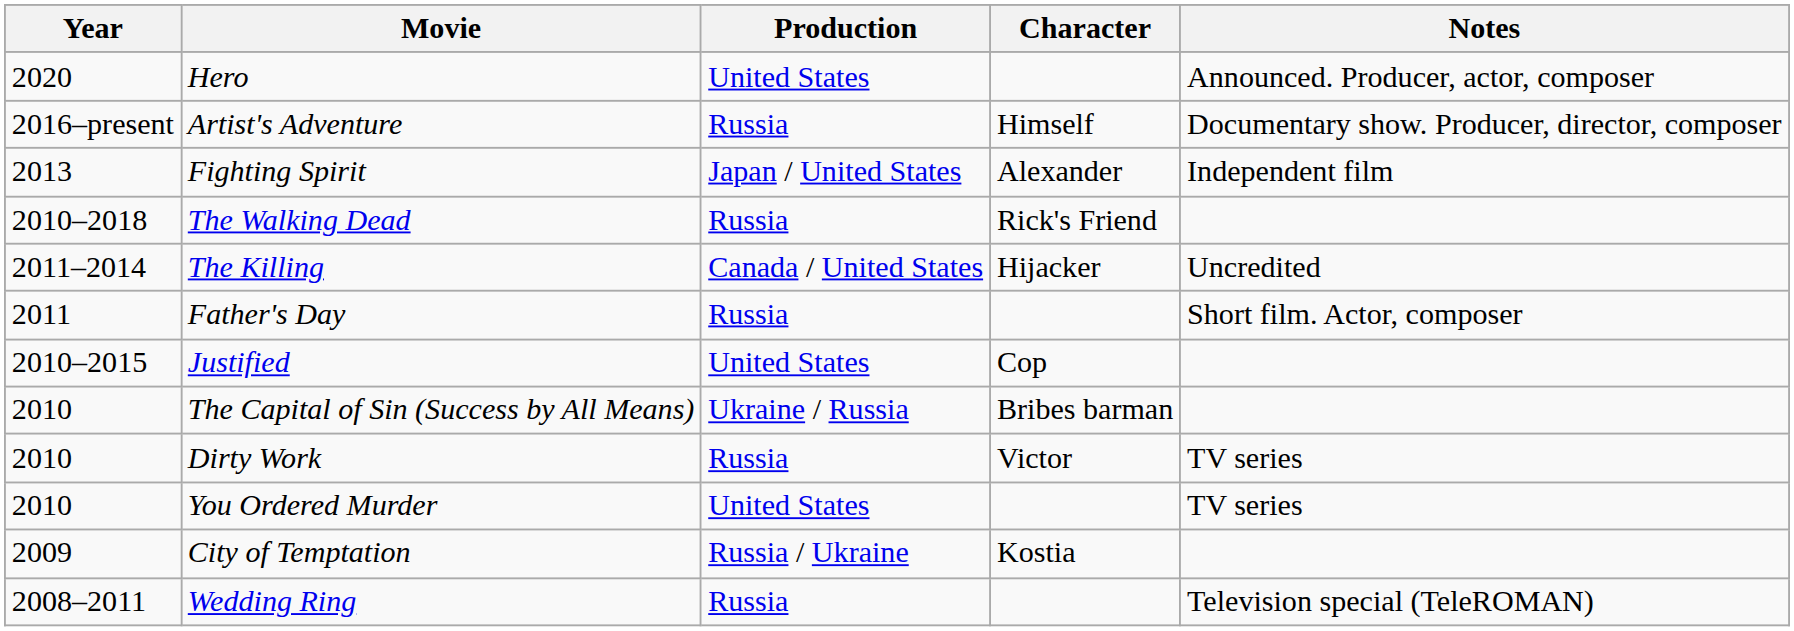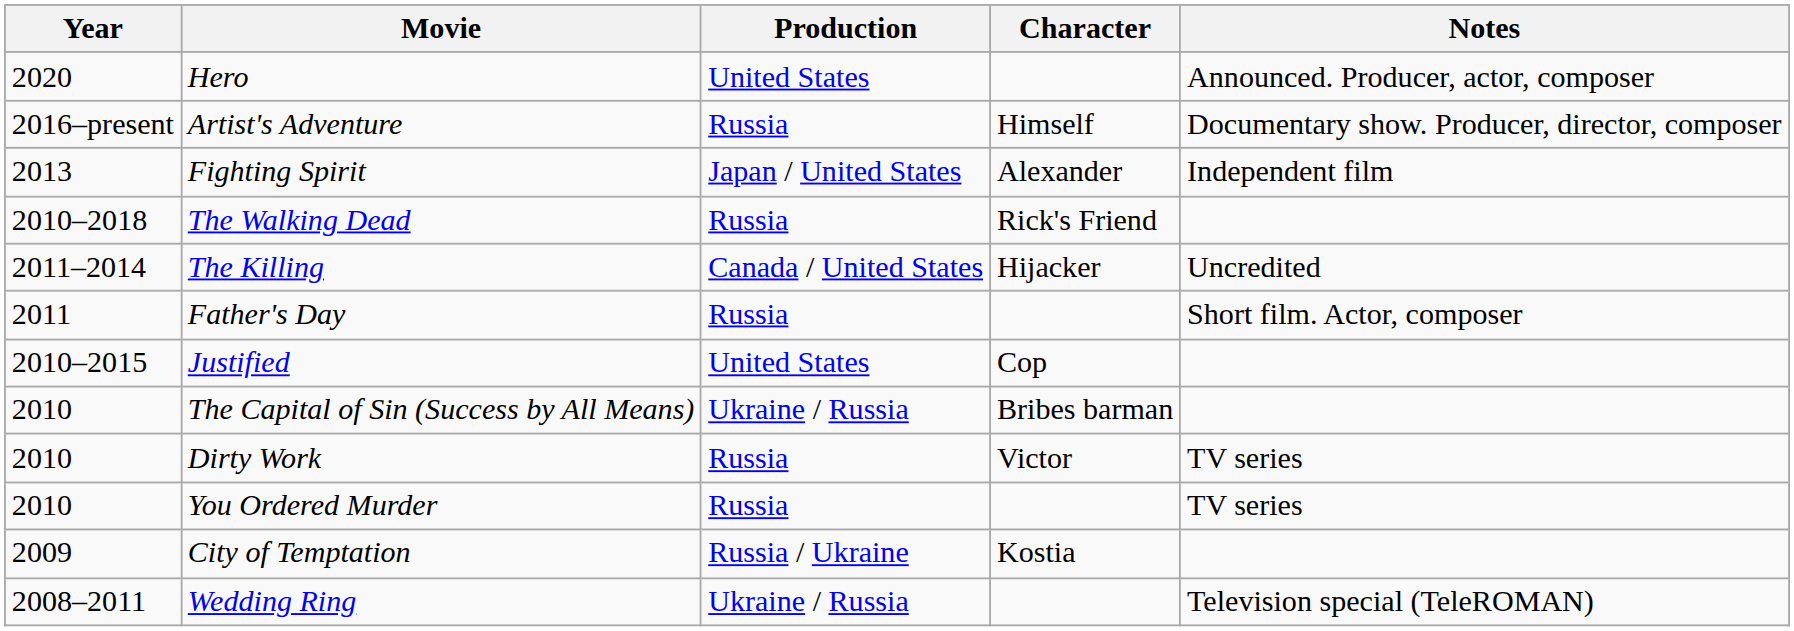(789, 505) United States -> (748, 505) Russia
(748, 600) Russia -> (808, 600) Ukraine / Russia
